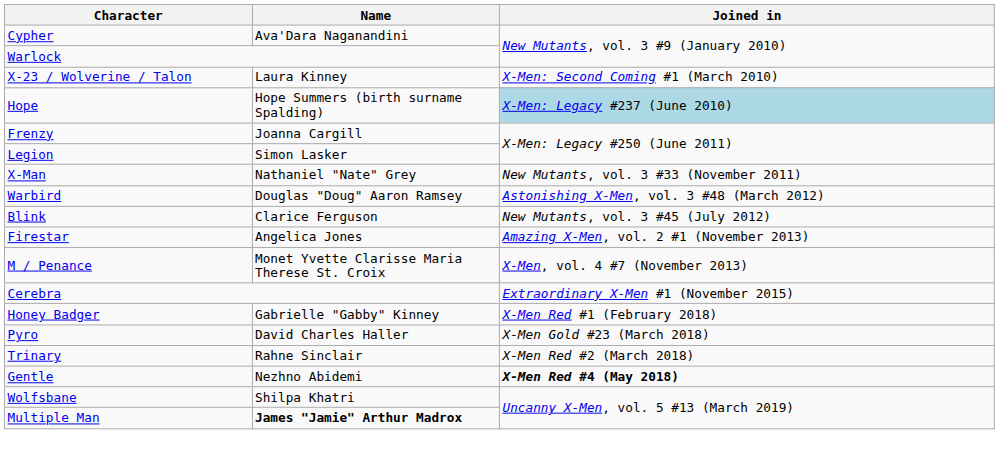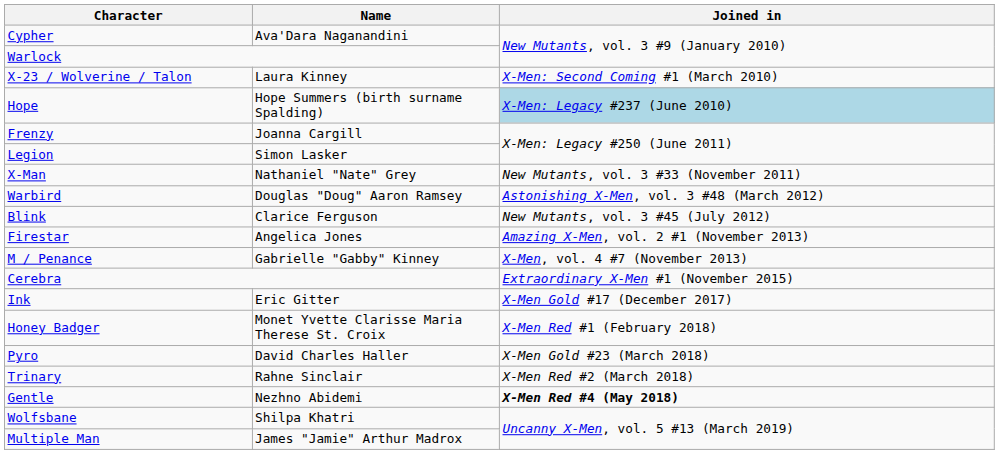(359, 265) Monet Yvette Clarisse Maria Therese St. Croix -> (347, 258) Gabrielle "Gabby" Kinney
+ row: (19, 300)
(347, 314) Gabrielle "Gabby" Kinney -> (359, 328) Monet Yvette Clarisse Maria Therese St. Croix
(359, 418) bold -> (359, 439) normal
